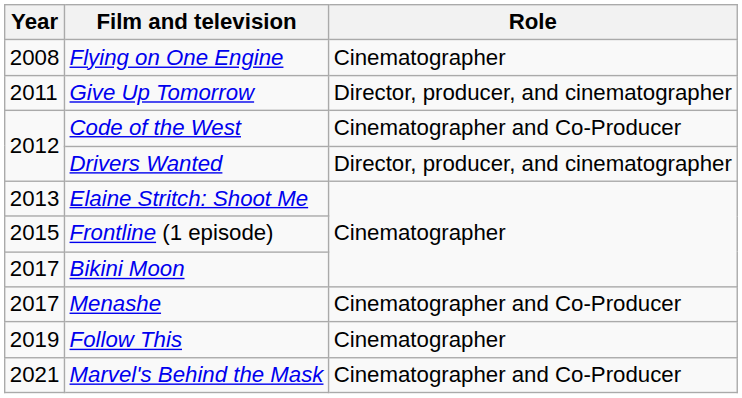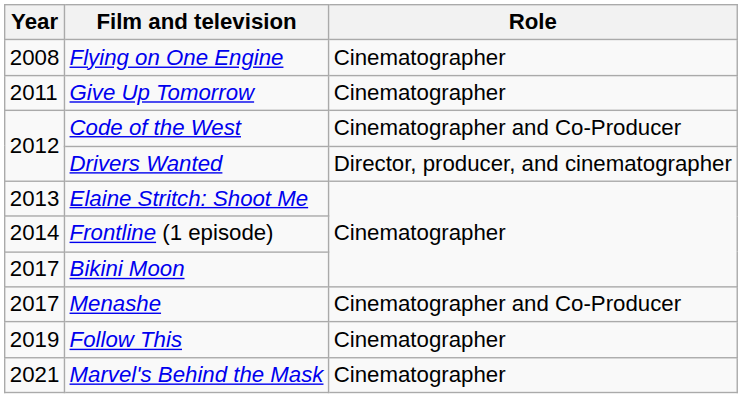(533, 92) Director, producer, and cinematographer -> (420, 92) Cinematographer
(35, 233) 2015 -> (35, 233) 2014
(507, 374) Cinematographer and Co-Producer -> (420, 374) Cinematographer
